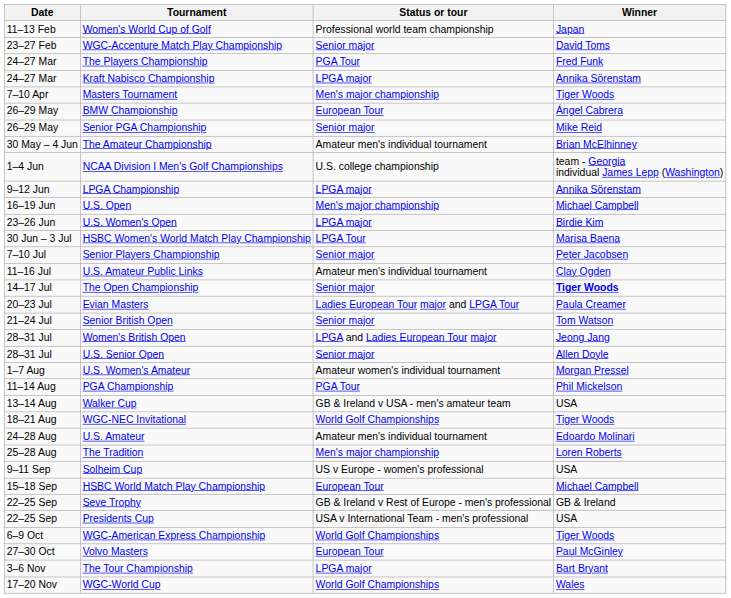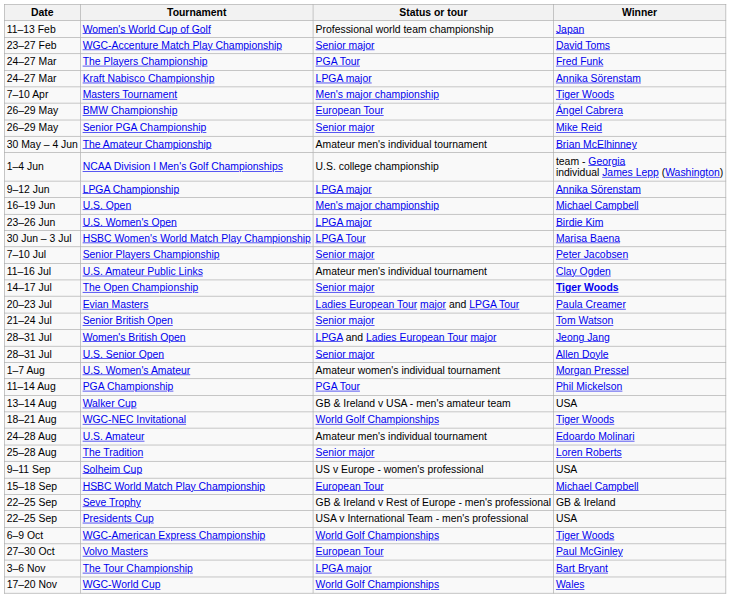(377, 453) Men's major championship -> (345, 453) Senior major
